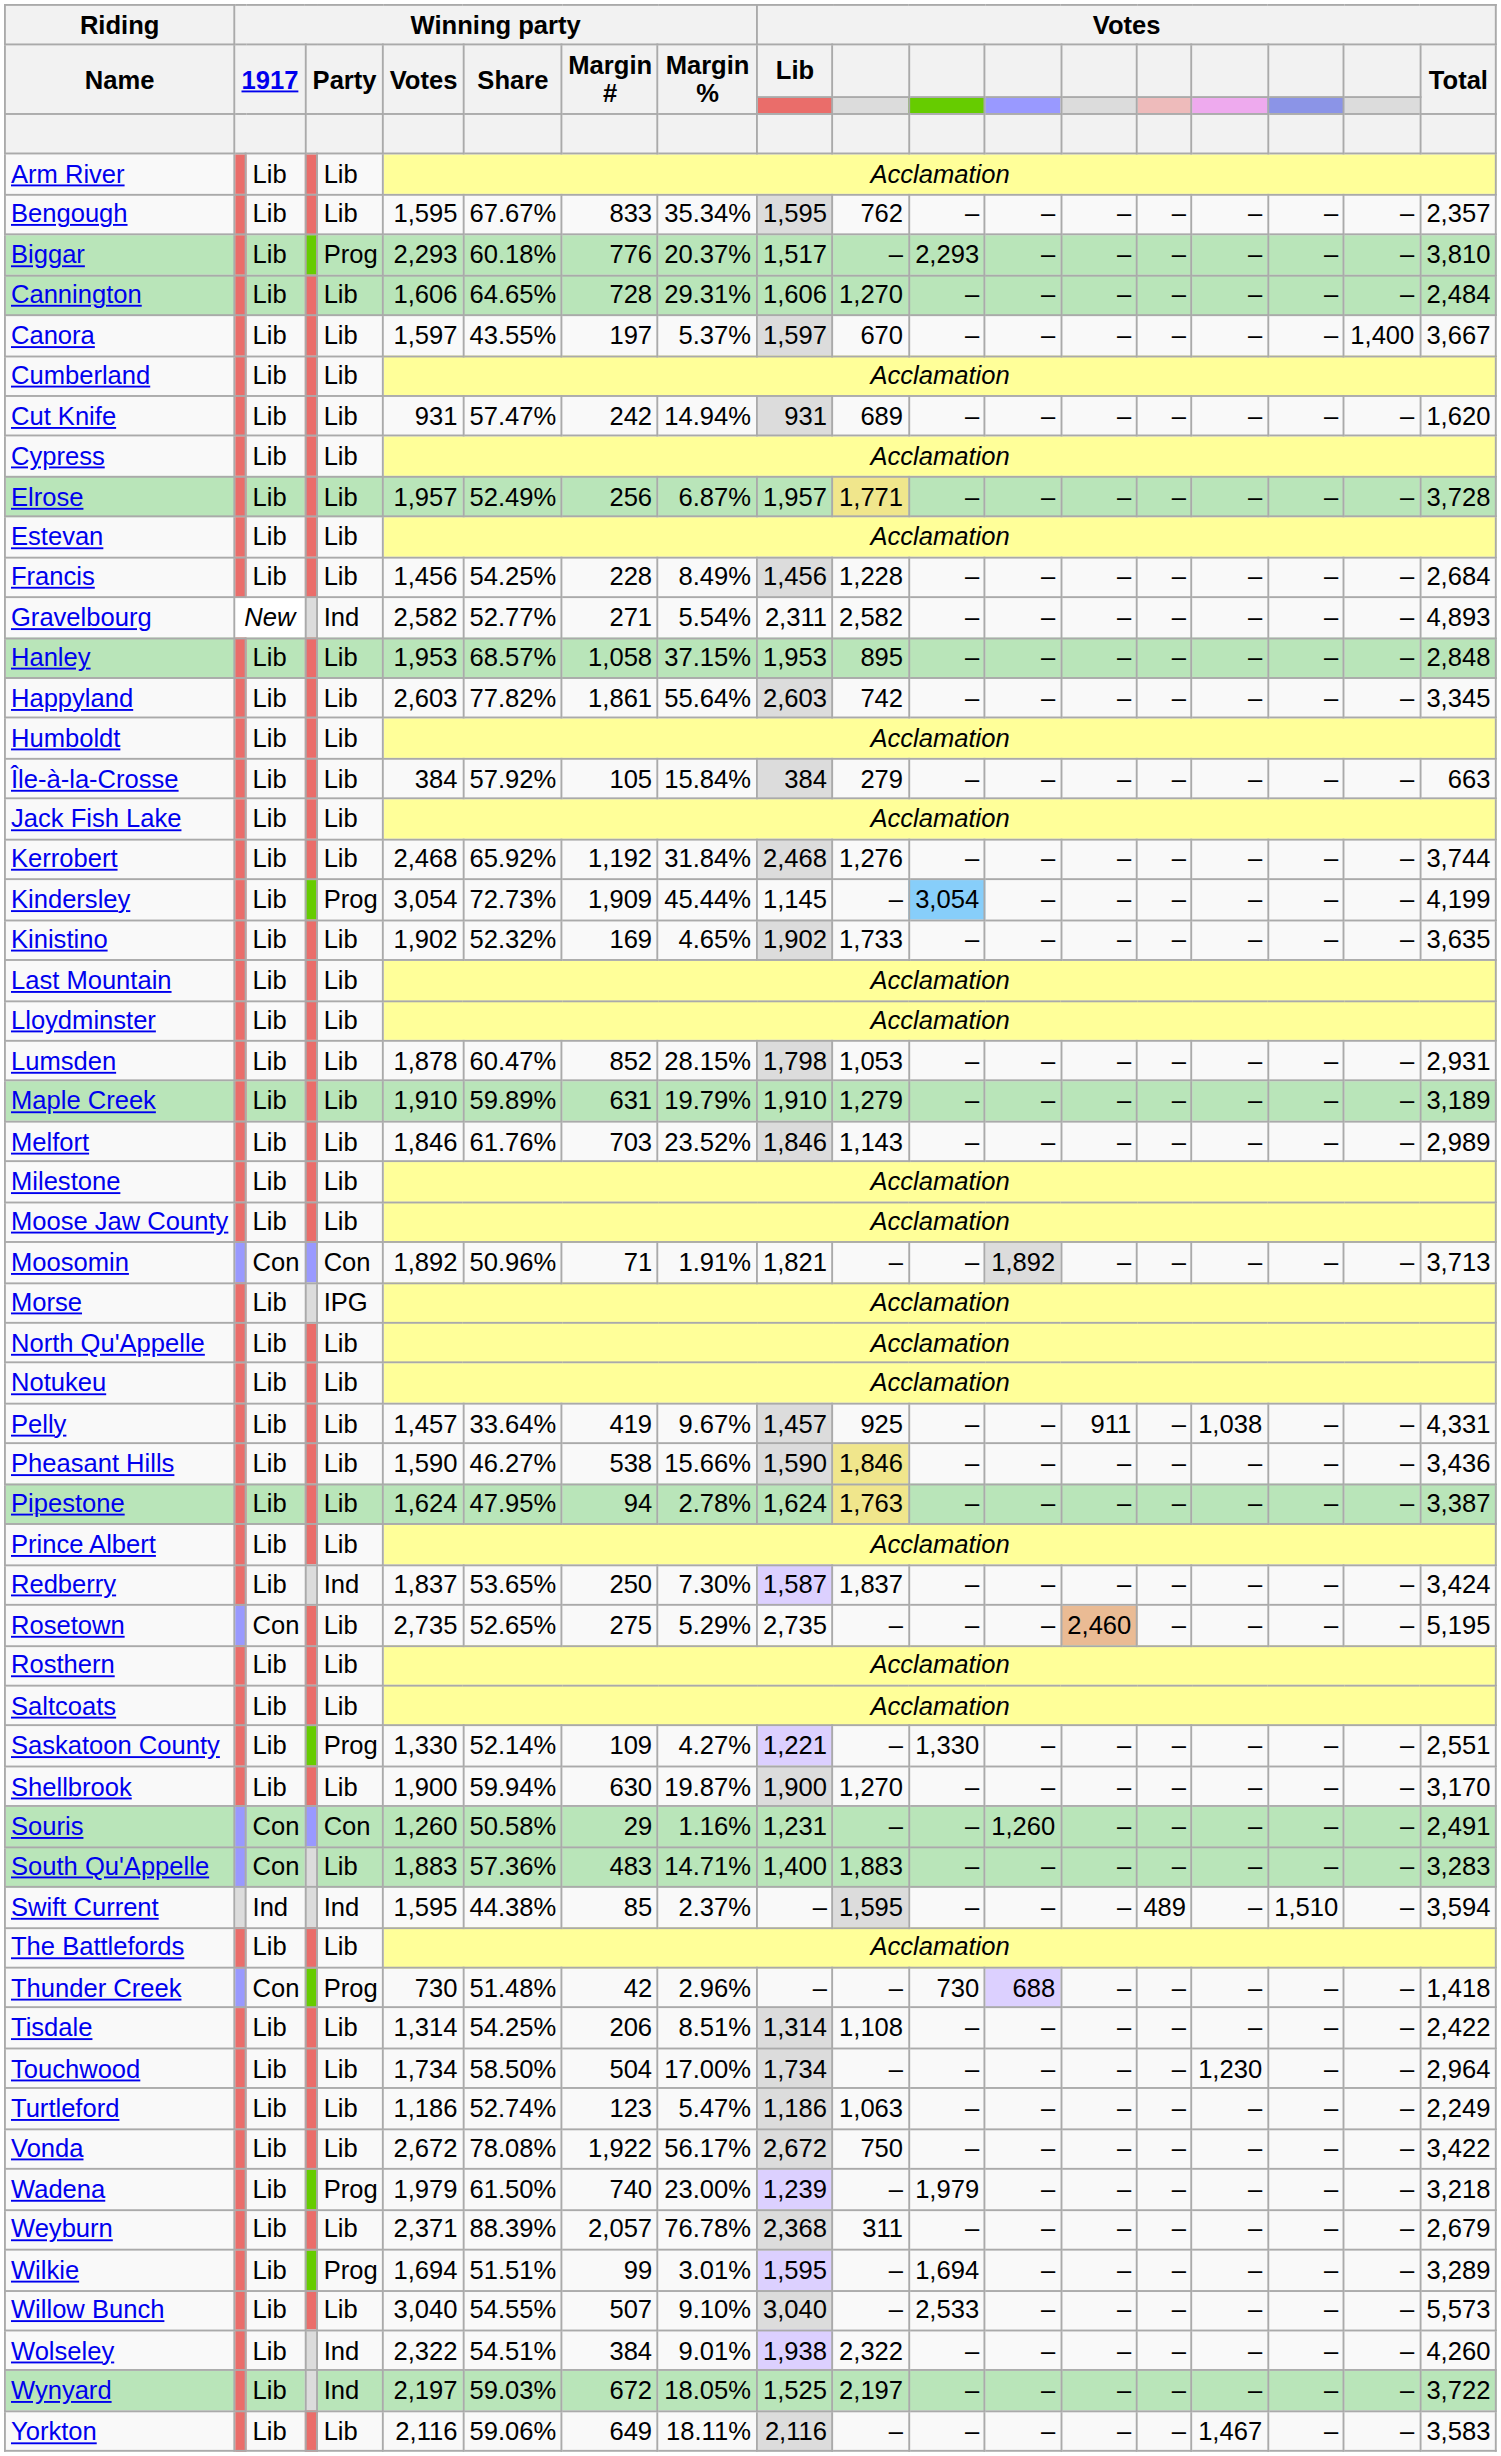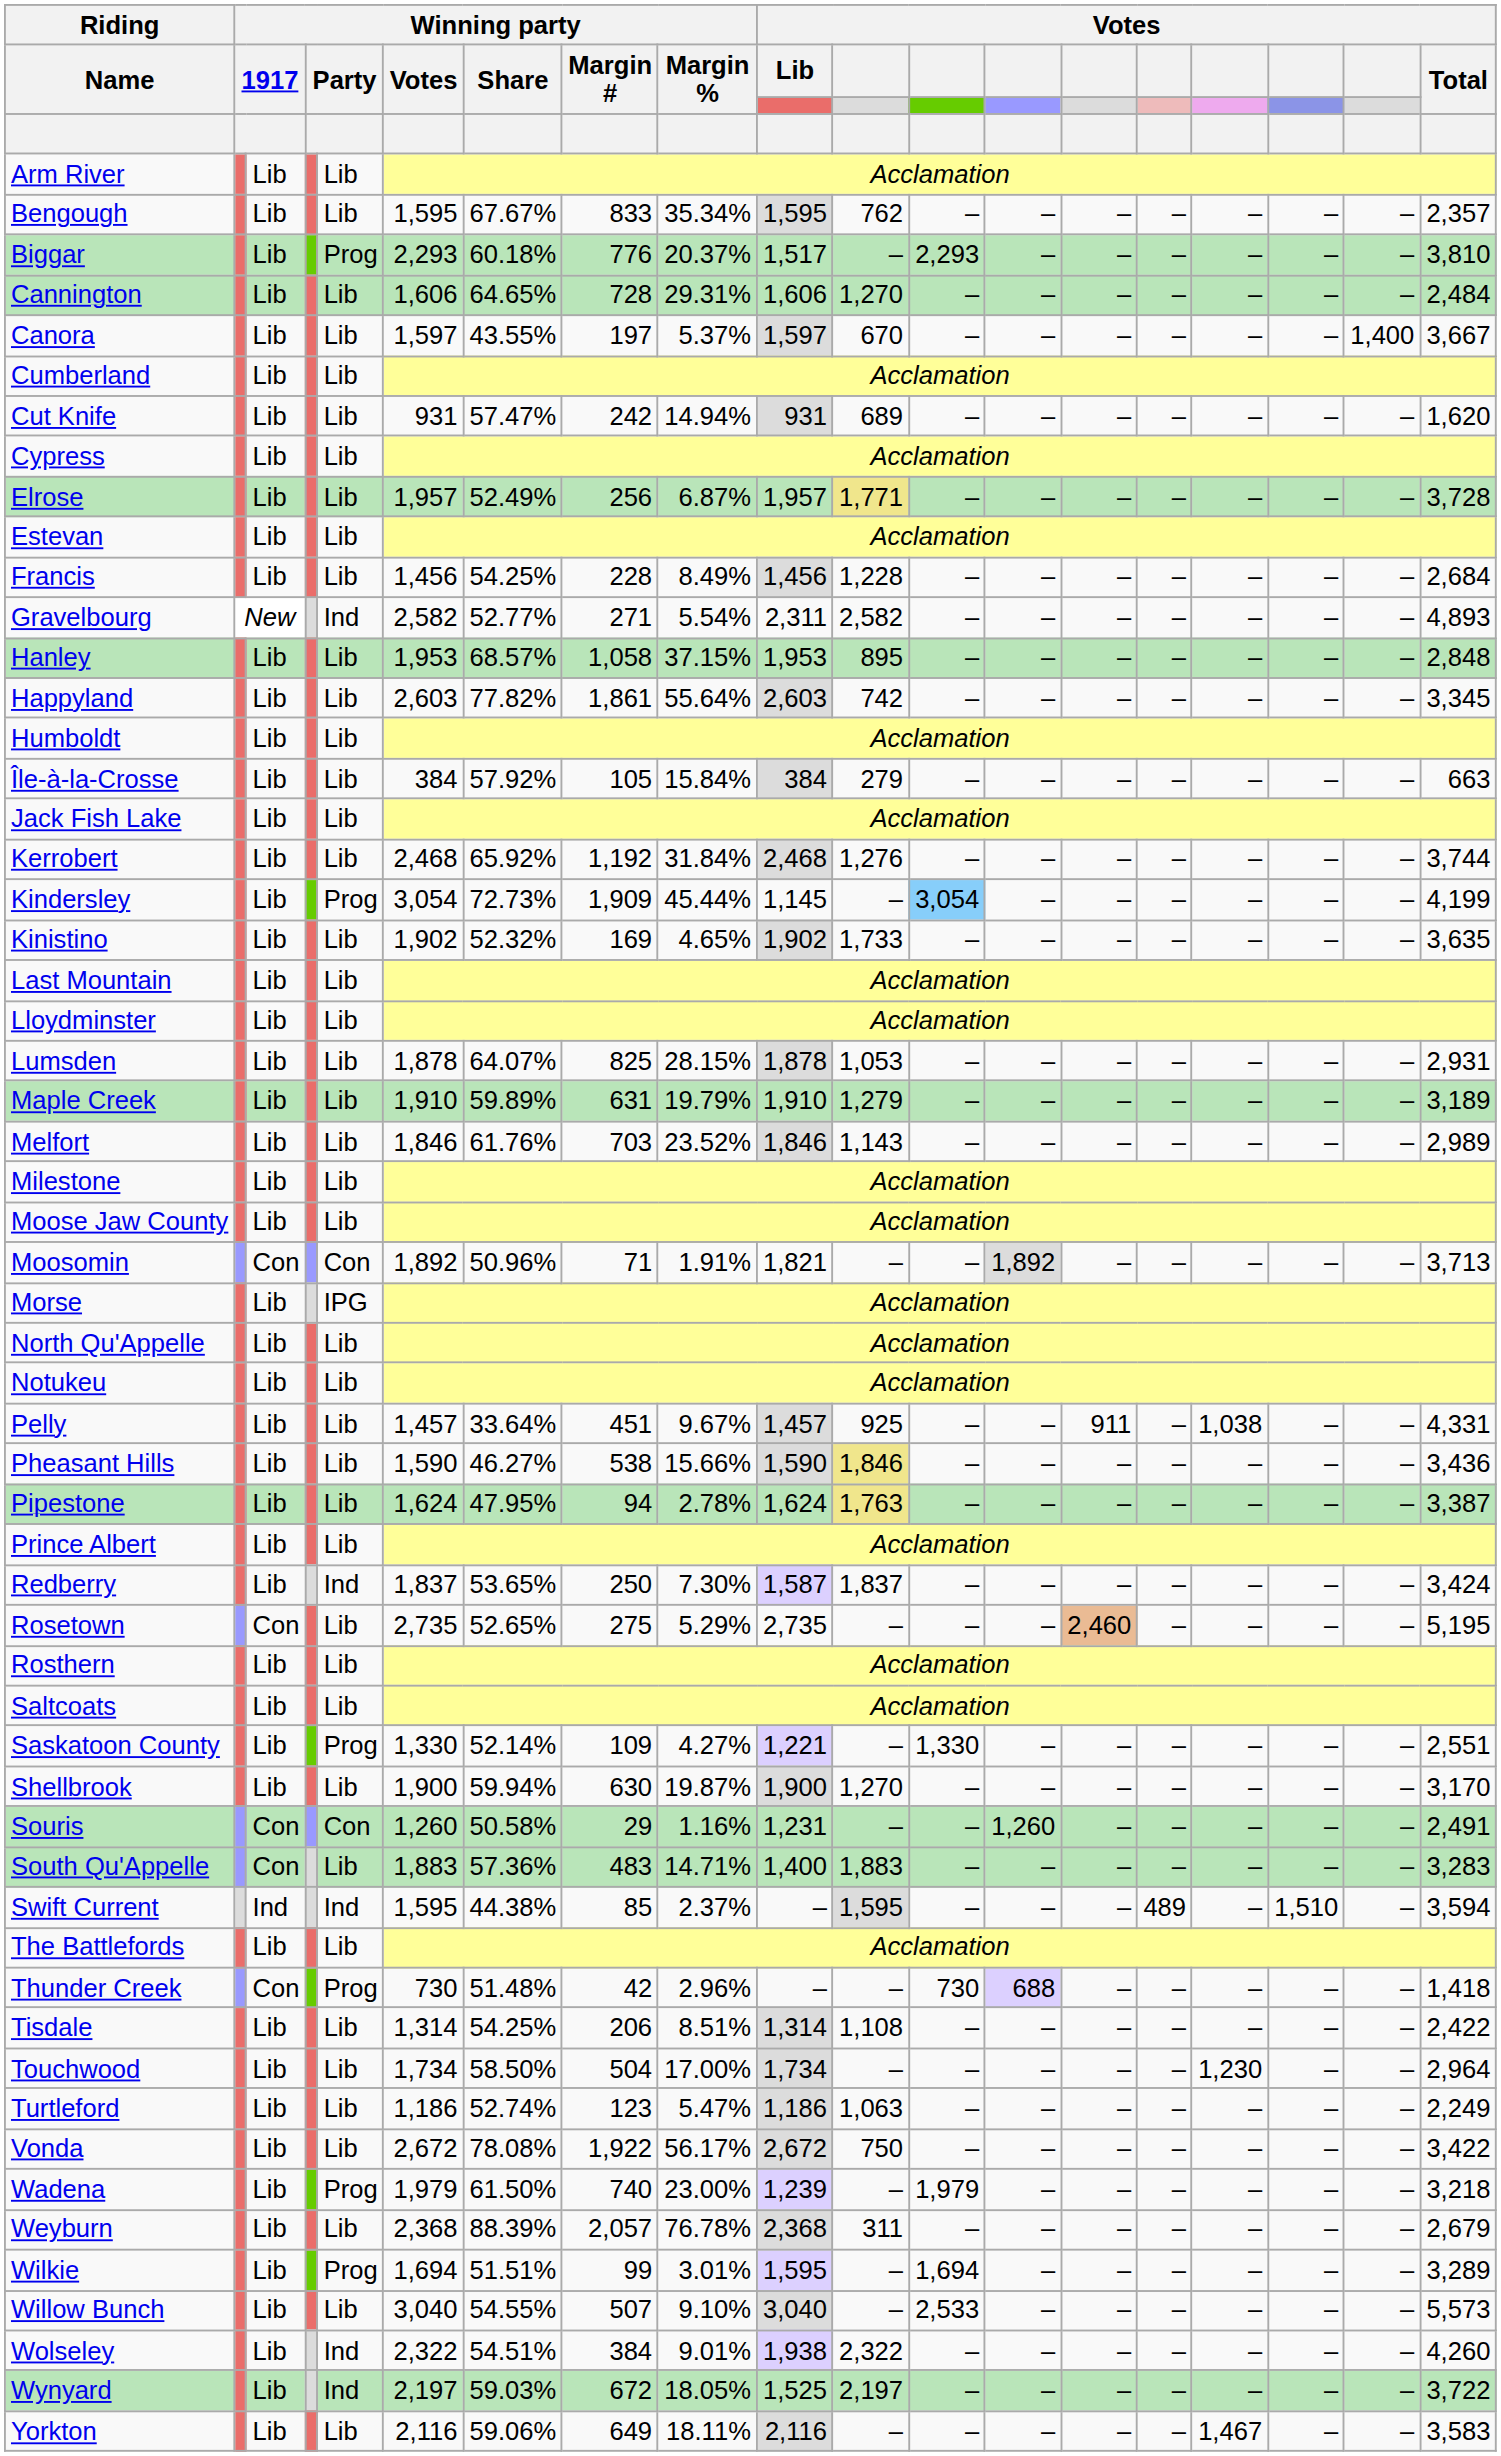(513, 1060) 60.47% -> (513, 1060) 64.07%
(631, 1060) 852 -> (631, 1060) 825
(795, 1060) 1,798 -> (795, 1060) 1,878
(631, 1423) 419 -> (631, 1423) 451
(425, 2229) 2,371 -> (425, 2229) 2,368
